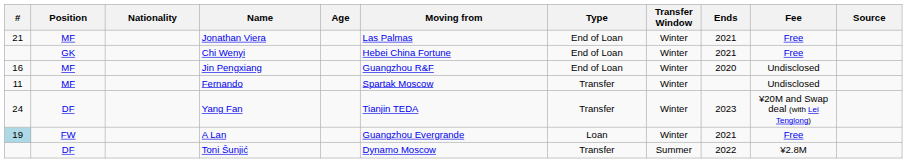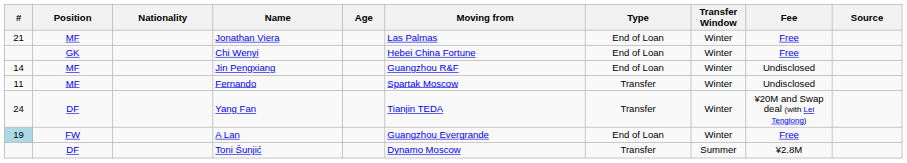- column: (726, 17)
(18, 68) 16 -> (19, 68) 14
(597, 135) Loan -> (638, 135) End of Loan
